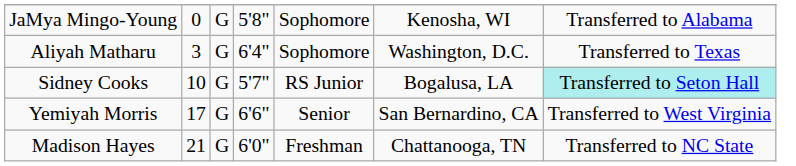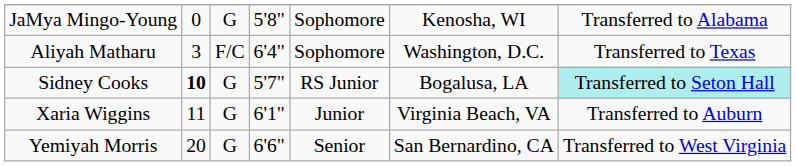(222, 51) G -> (230, 51) F/C
(196, 82) normal -> (196, 82) bold
+ row: (93, 113)
(196, 113) 17 -> (196, 144) 20
- row: (93, 144)
